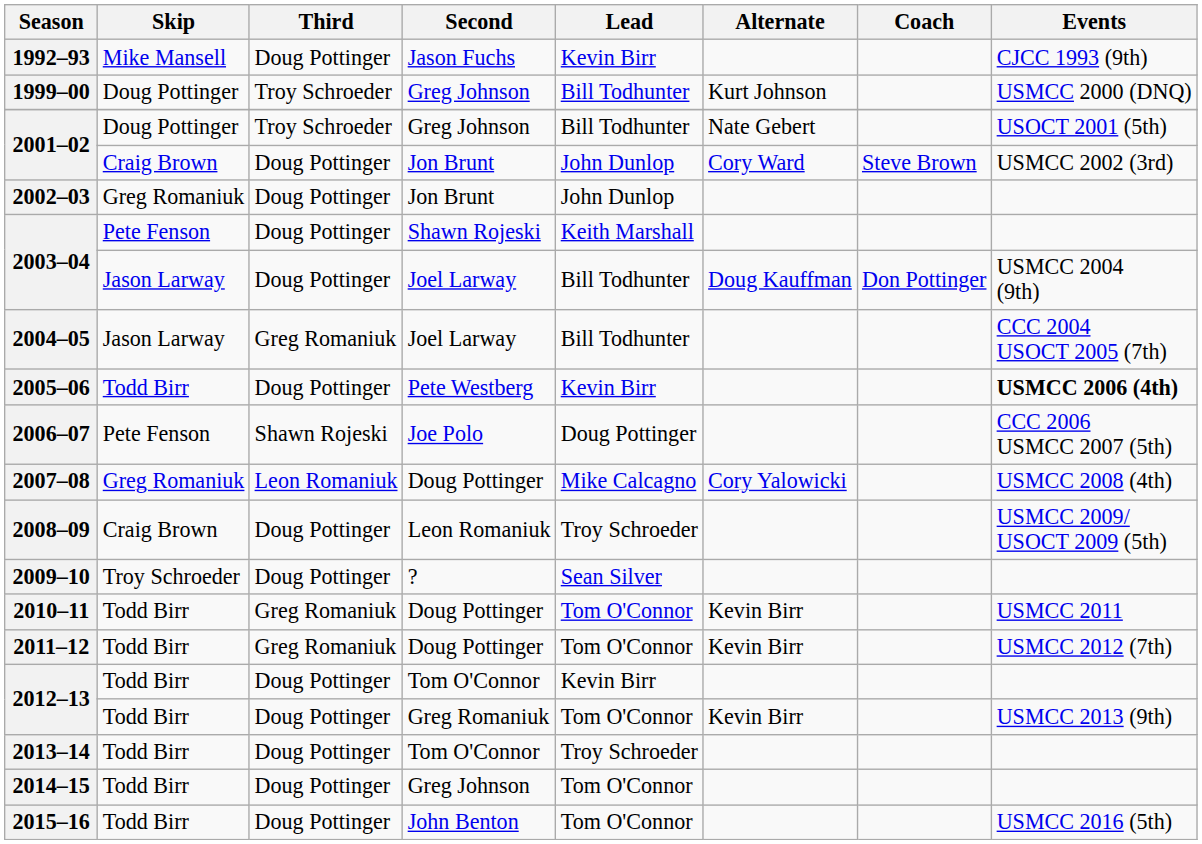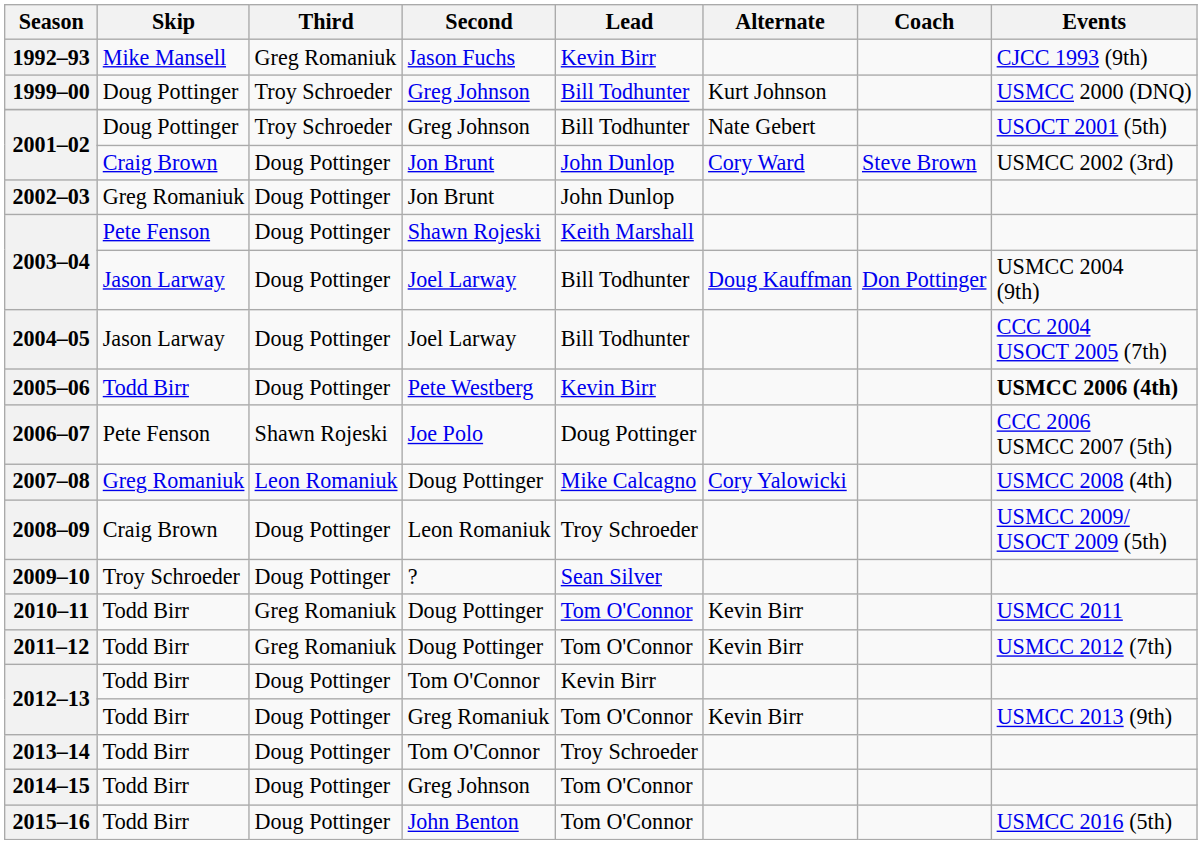(322, 57) Doug Pottinger -> (325, 57) Greg Romaniuk
(325, 339) Greg Romaniuk -> (322, 339) Doug Pottinger
